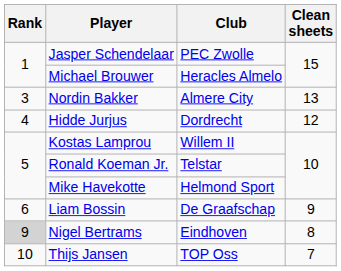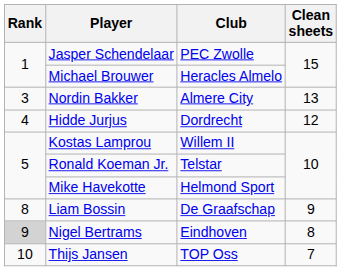(25, 210) 6 -> (25, 210) 8
